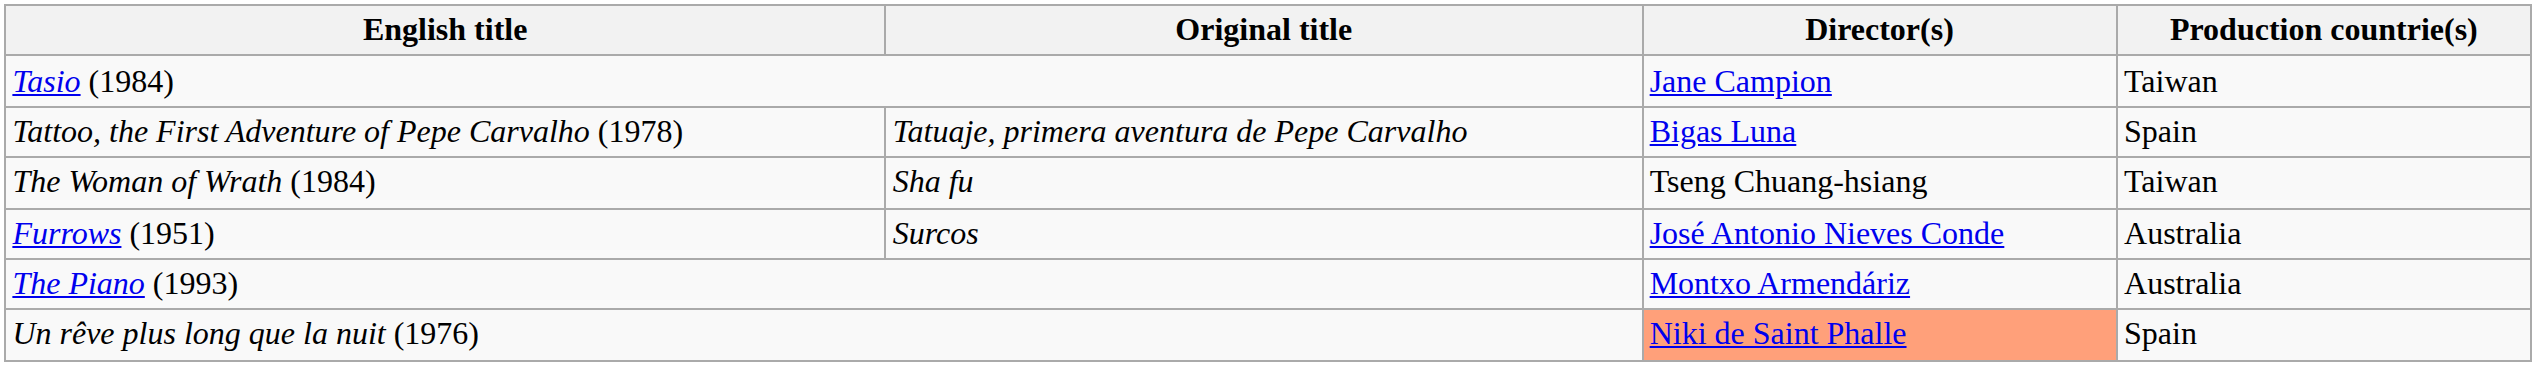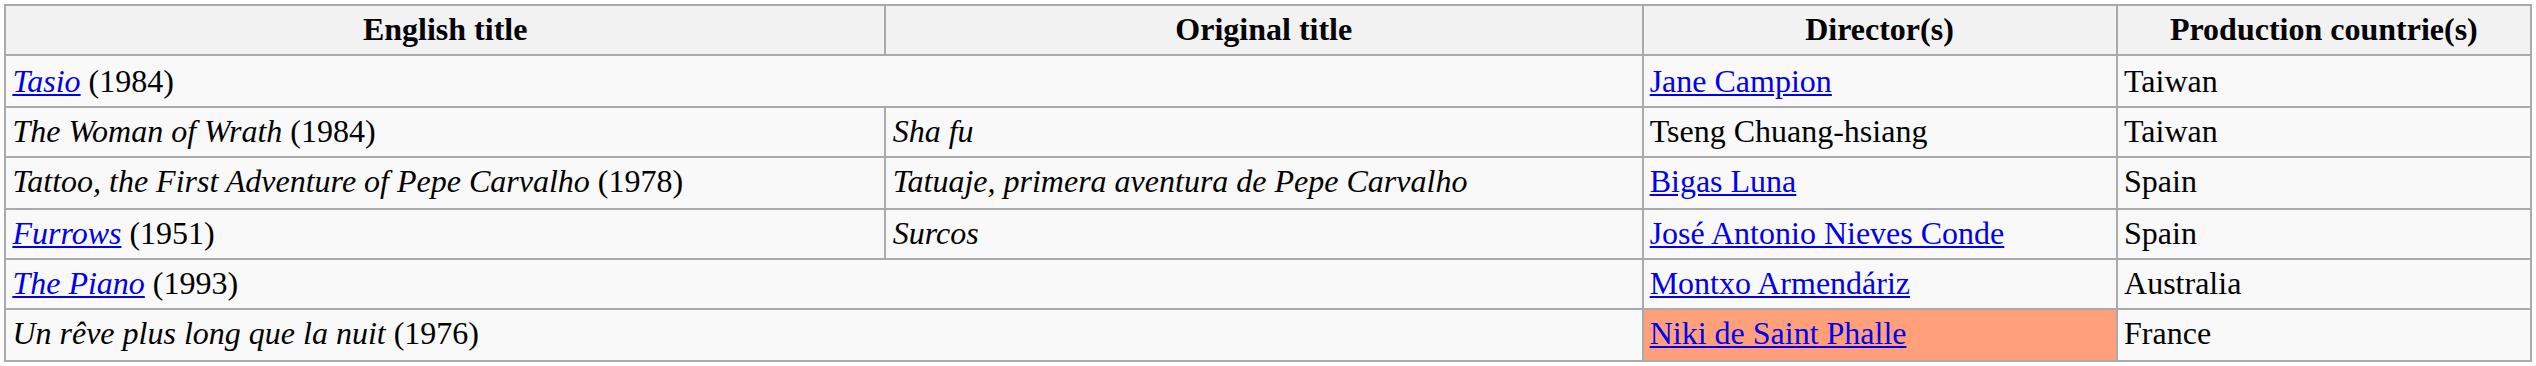rows swapped: (348, 131) <-> (194, 182)
(2183, 232) Australia -> (2160, 232) Spain
(2160, 334) Spain -> (2168, 334) France
